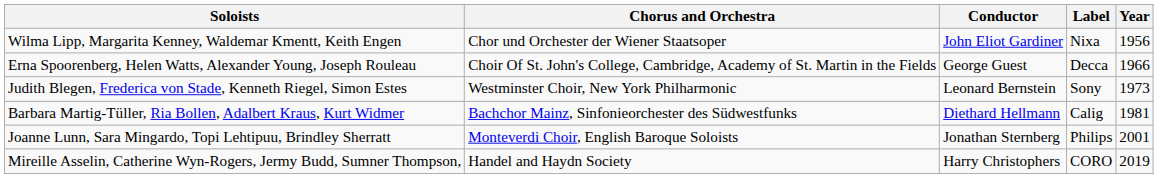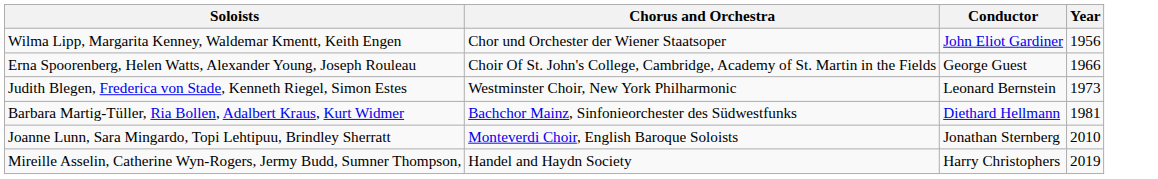- column: (1091, 16)
(1135, 137) 2001 -> (1085, 137) 2010
